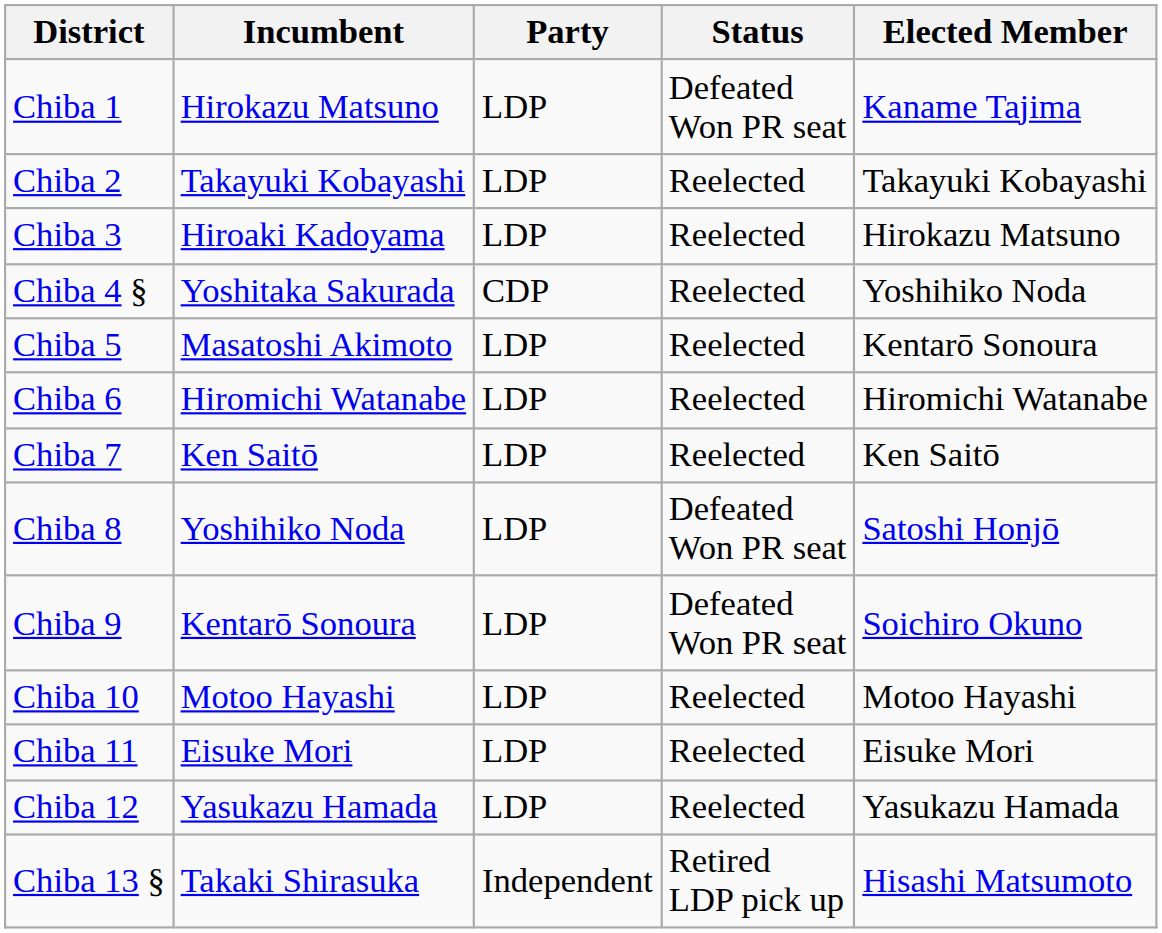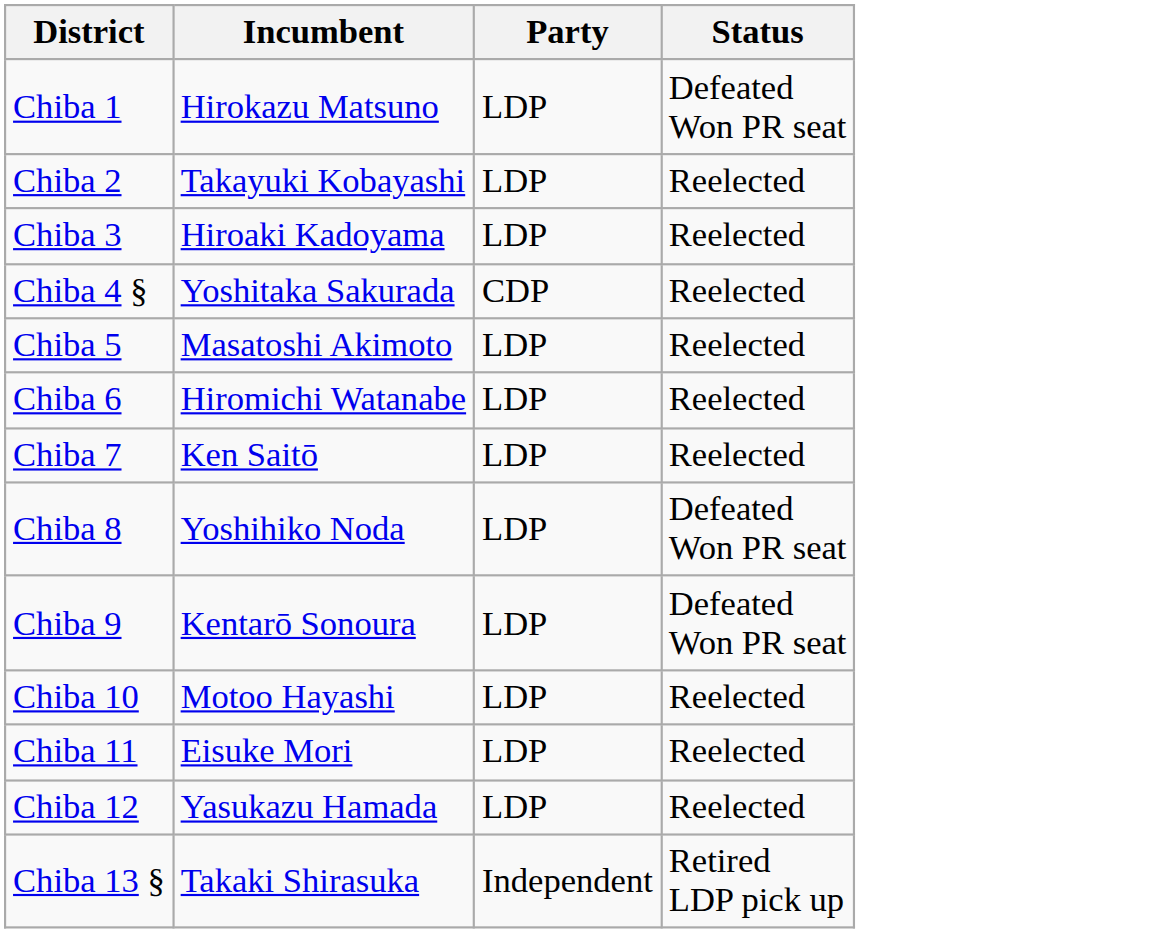- column: (1005, 31)
